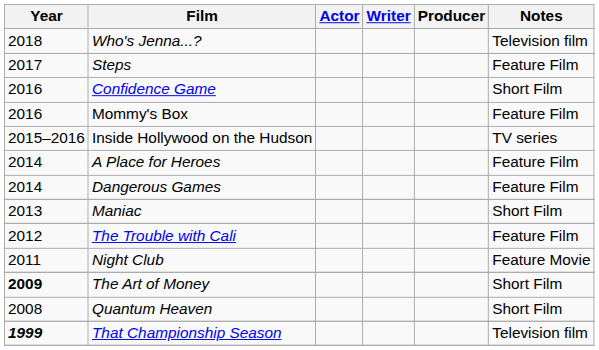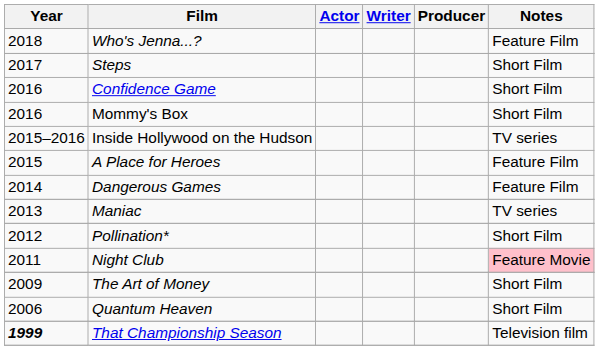(540, 41) Television film -> (535, 41) Feature Film
(535, 65) Feature Film -> (527, 65) Short Film
(535, 114) Feature Film -> (527, 114) Short Film
(25, 162) 2014 -> (25, 162) 2015
(527, 211) Short Film -> (525, 211) TV series
+ row: (130, 235)
- row: (164, 235)
(541, 260) no background -> (541, 260) pink background
(25, 284) bold -> (25, 284) normal
(25, 308) 2008 -> (25, 308) 2006
